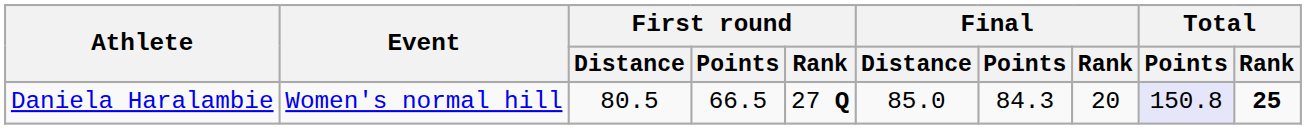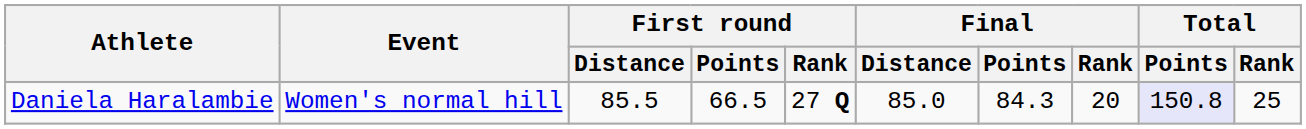(629, 102) 80.5 -> (629, 102) 85.5
(1267, 102) bold -> (1267, 102) normal
